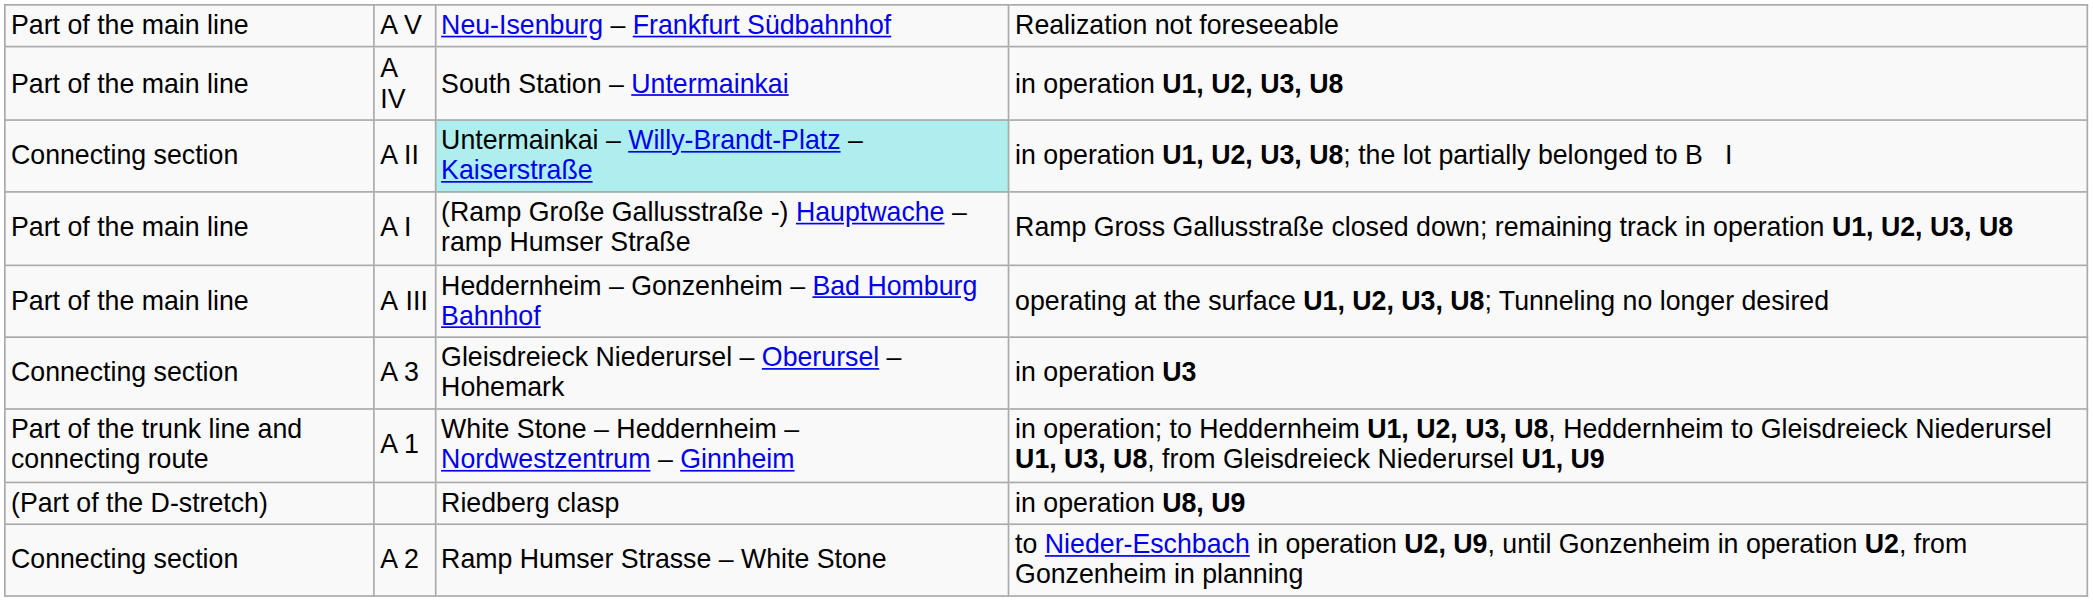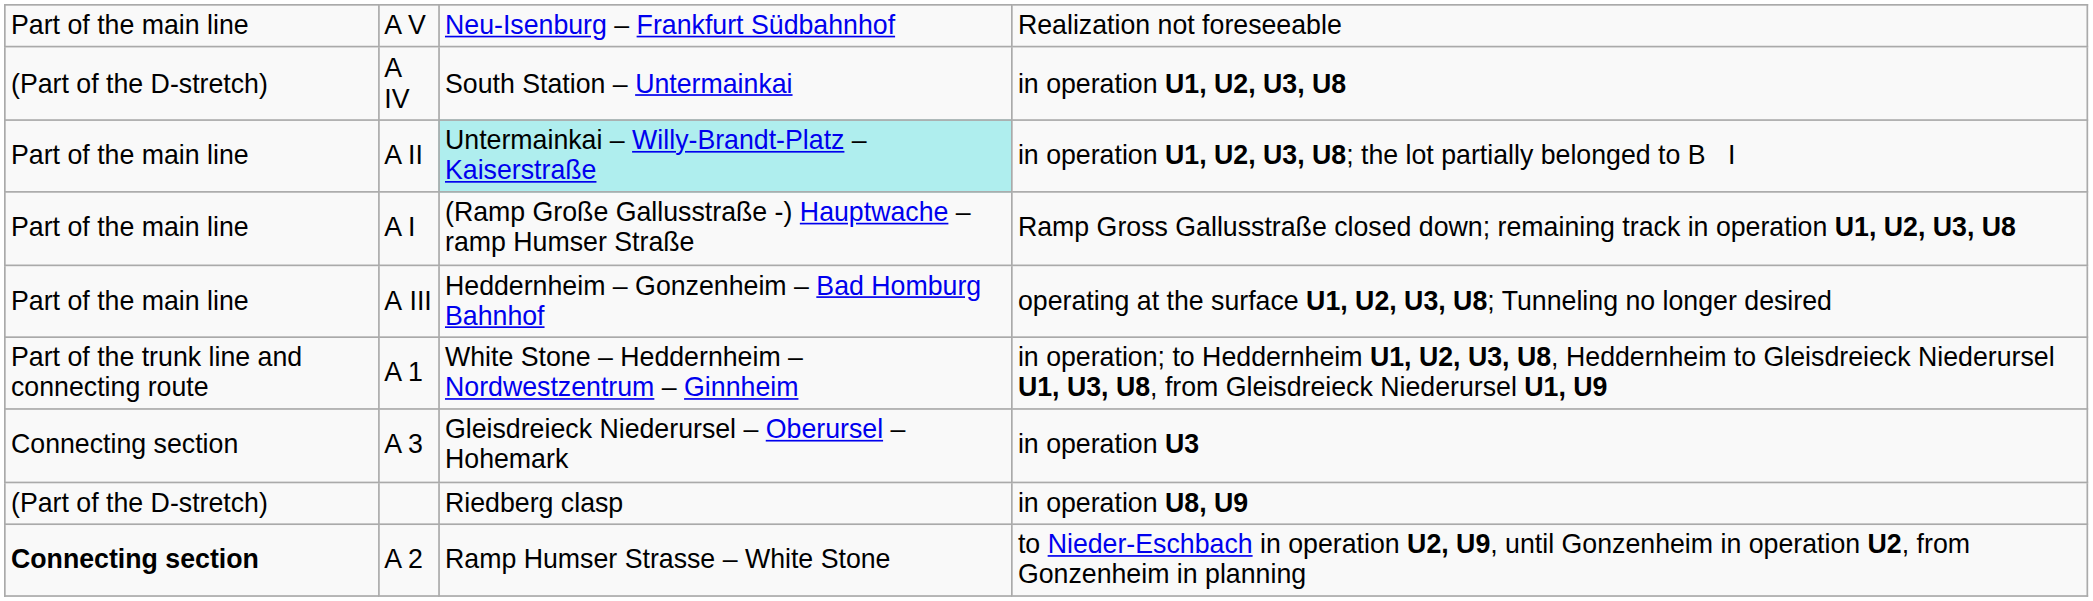(130, 83) Part of the main line -> (139, 83) (Part of the D-stretch)
(125, 155) Connecting section -> (130, 155) Part of the main line
rows swapped: (400, 445) <-> (400, 372)
(125, 560) normal -> (135, 560) bold
